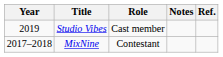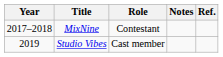rows swapped: (82, 44) <-> (82, 28)
